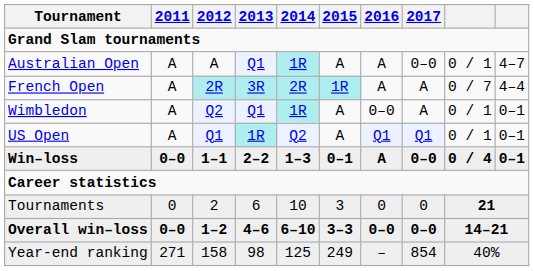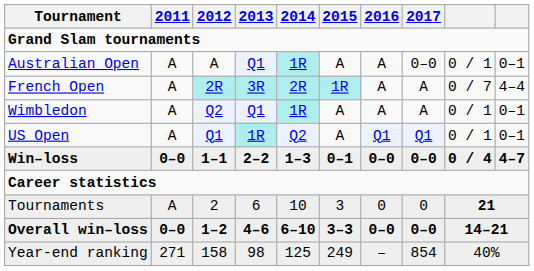(512, 64) 4–7 -> (512, 64) 0–1
(382, 111) 0–0 -> (382, 111) A
(382, 159) A -> (382, 159) 0–0
(512, 159) 0–1 -> (512, 159) 4–7
(172, 206) 0 -> (172, 206) A
